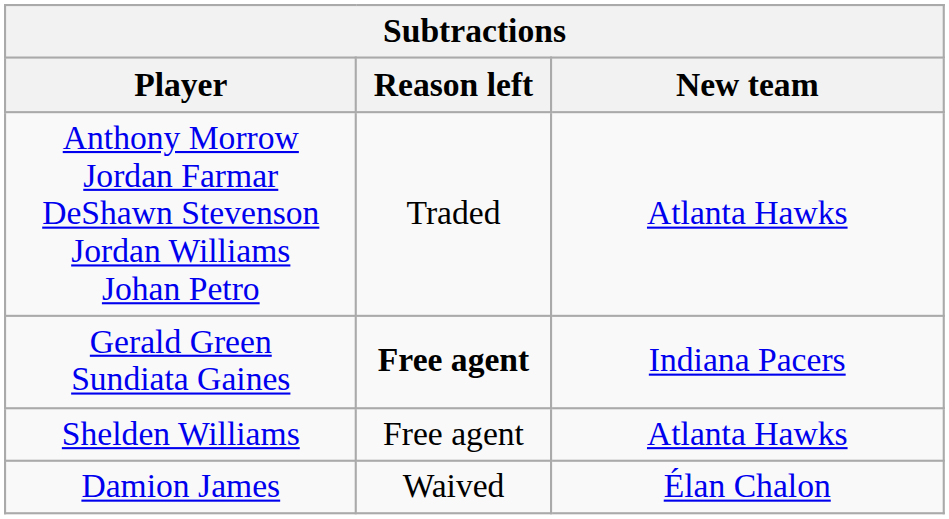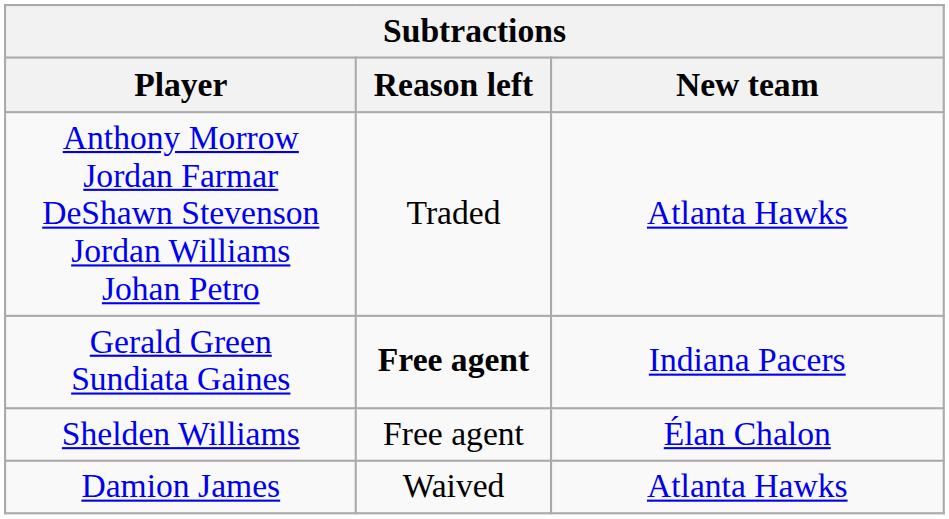(747, 433) Atlanta Hawks -> (747, 433) Élan Chalon
(747, 486) Élan Chalon -> (747, 486) Atlanta Hawks
